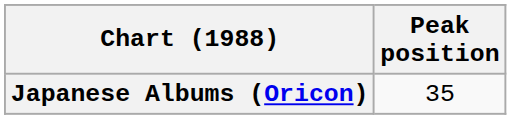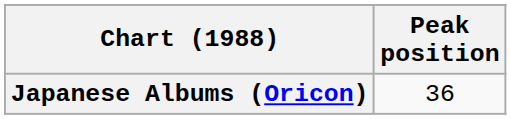(440, 94) 35 -> (440, 94) 36
